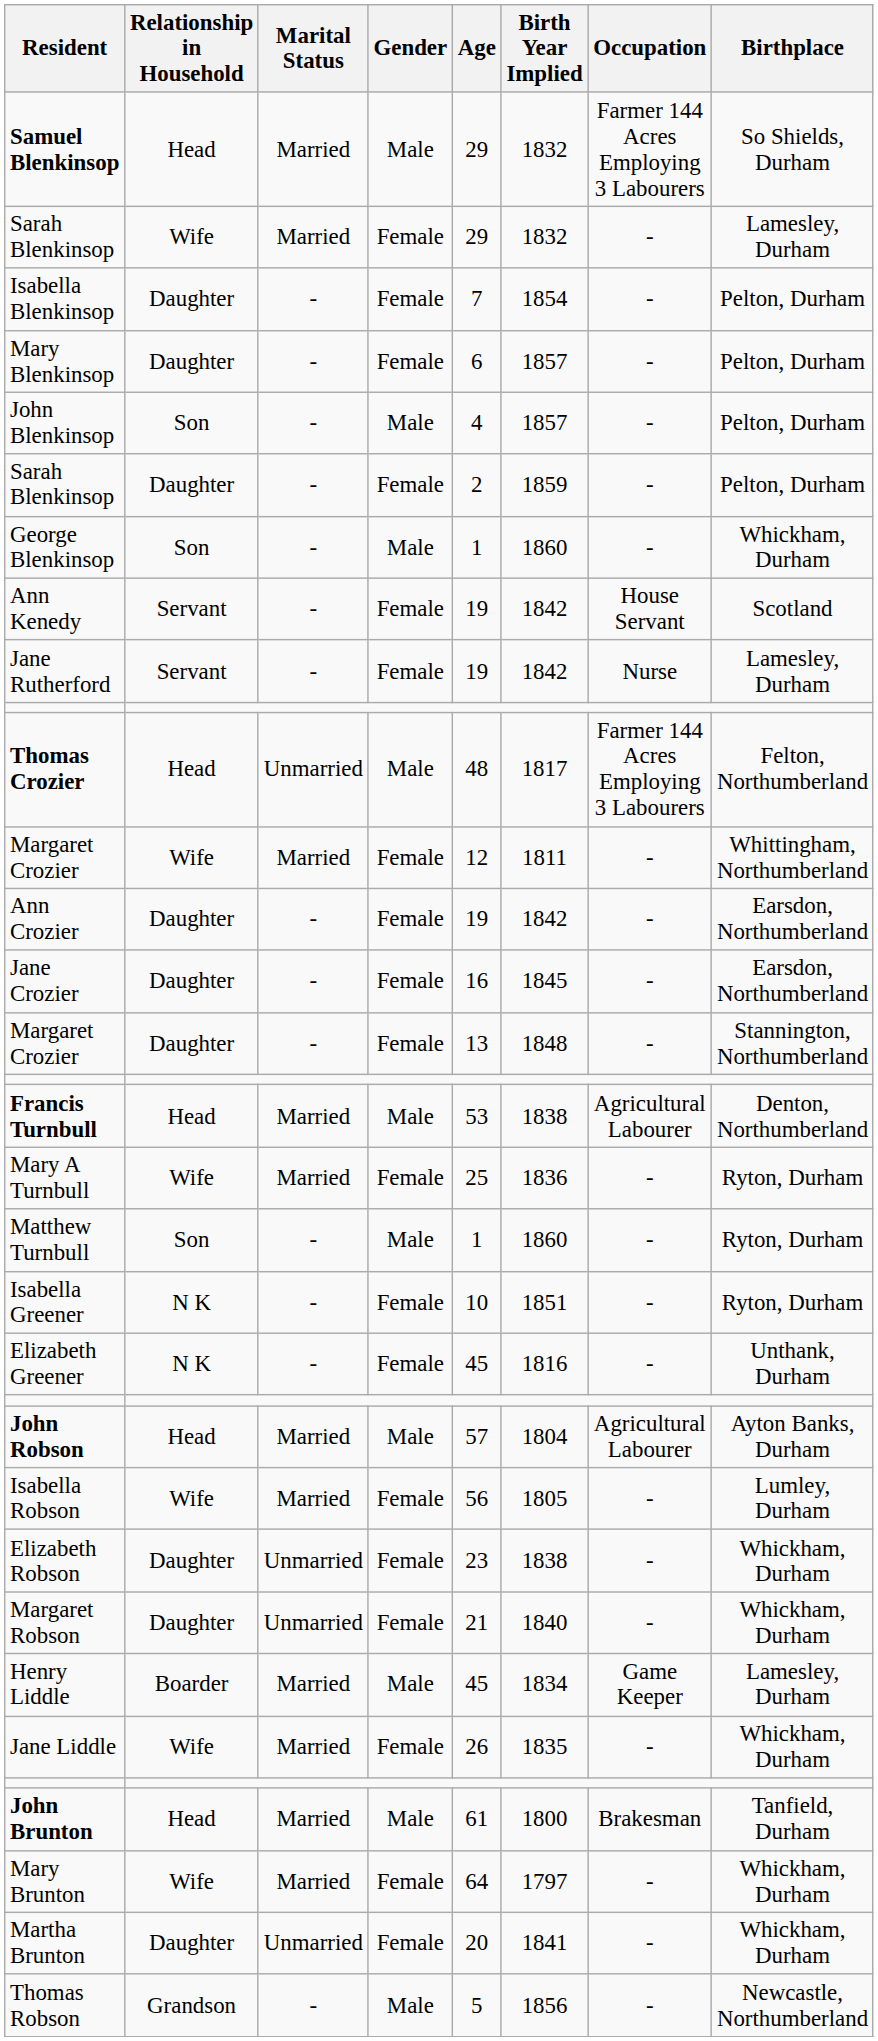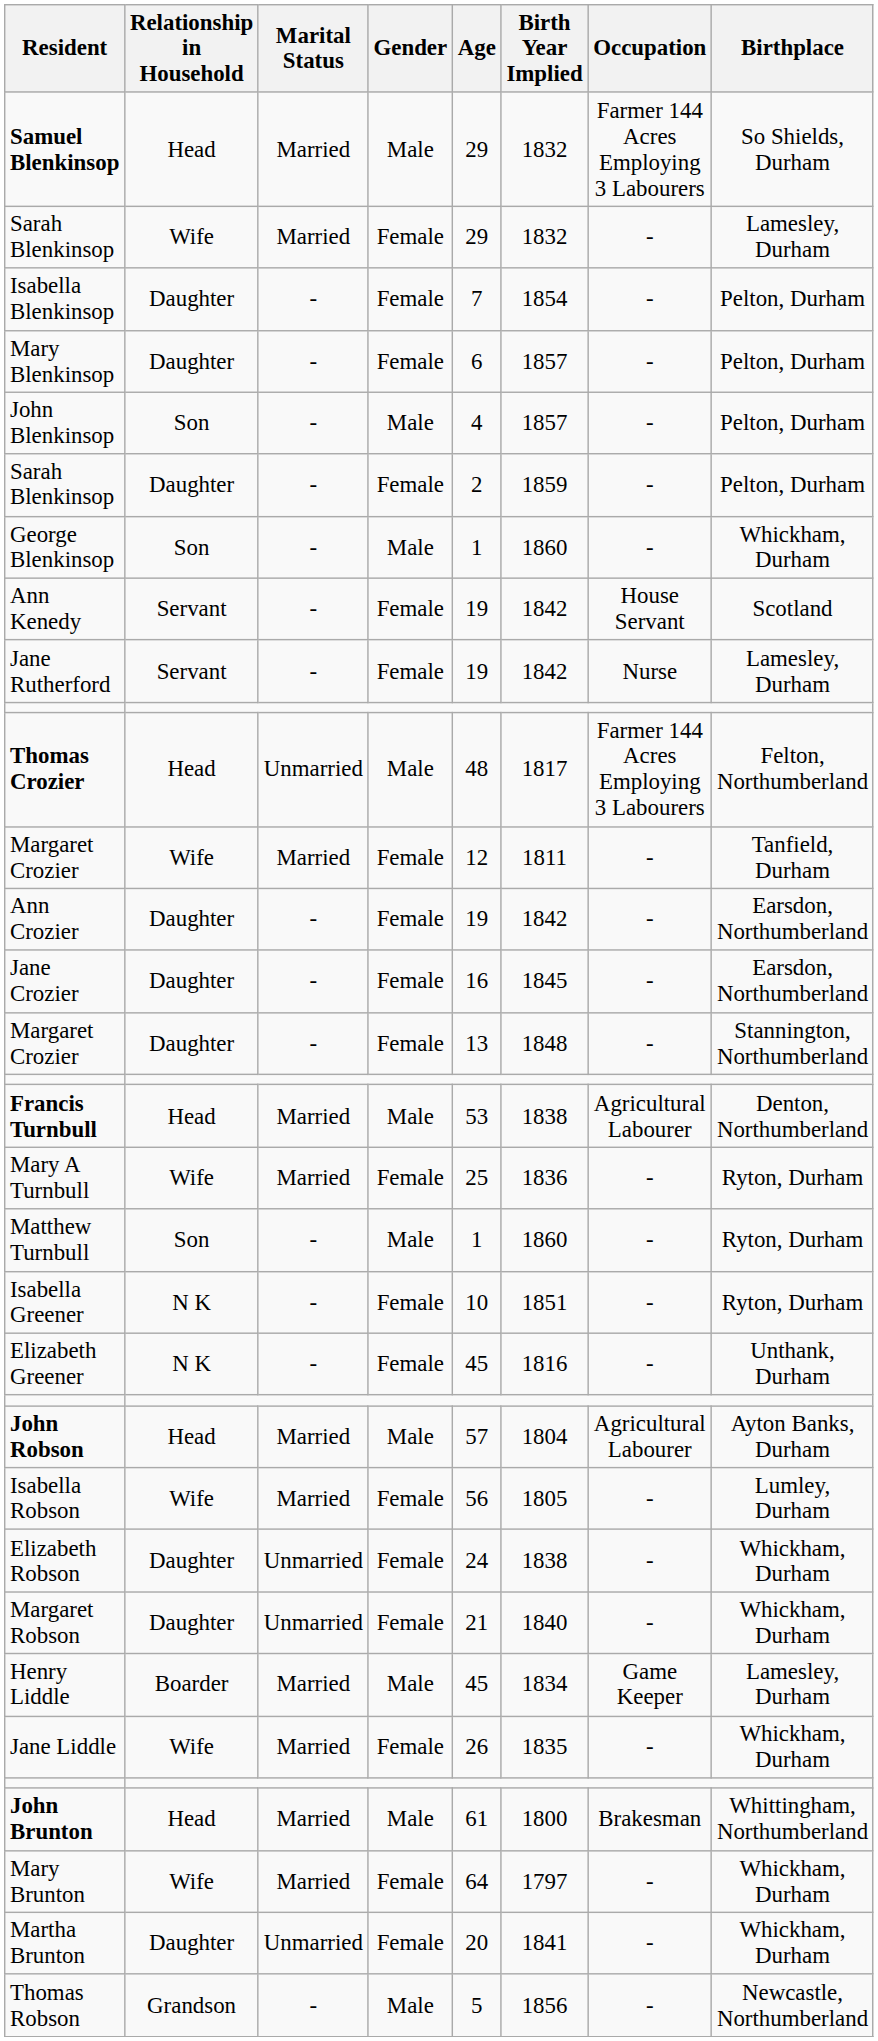(793, 857) Whittingham, Northumberland -> (792, 857) Tanfield, Durham
(477, 1560) 23 -> (477, 1560) 24
(792, 1819) Tanfield, Durham -> (793, 1819) Whittingham, Northumberland
